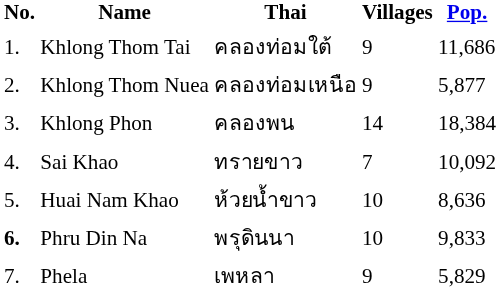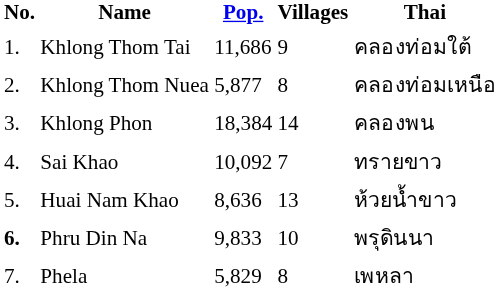columns swapped: (285, 12) <-> (467, 12)
(367, 84) 9 -> (283, 84) 8
(373, 199) 10 -> (288, 199) 13
(367, 276) 9 -> (283, 276) 8
